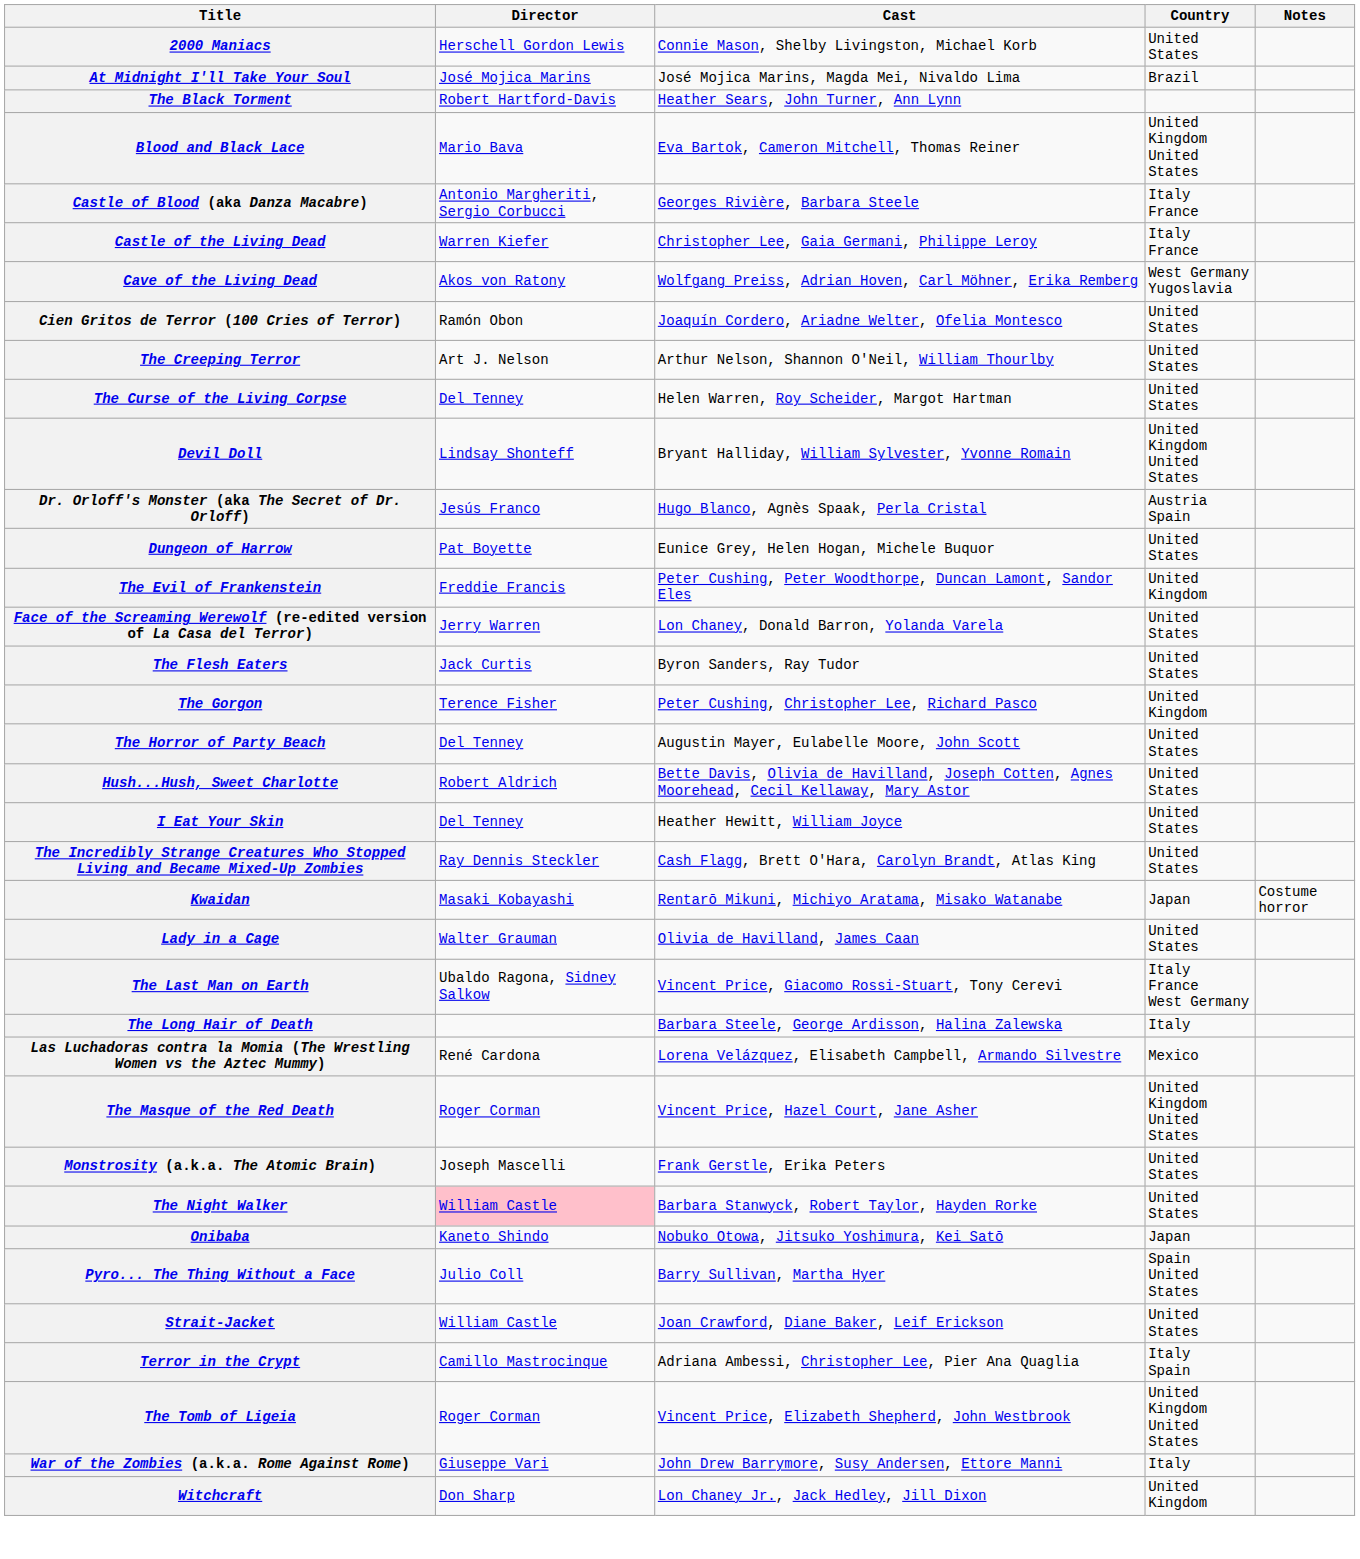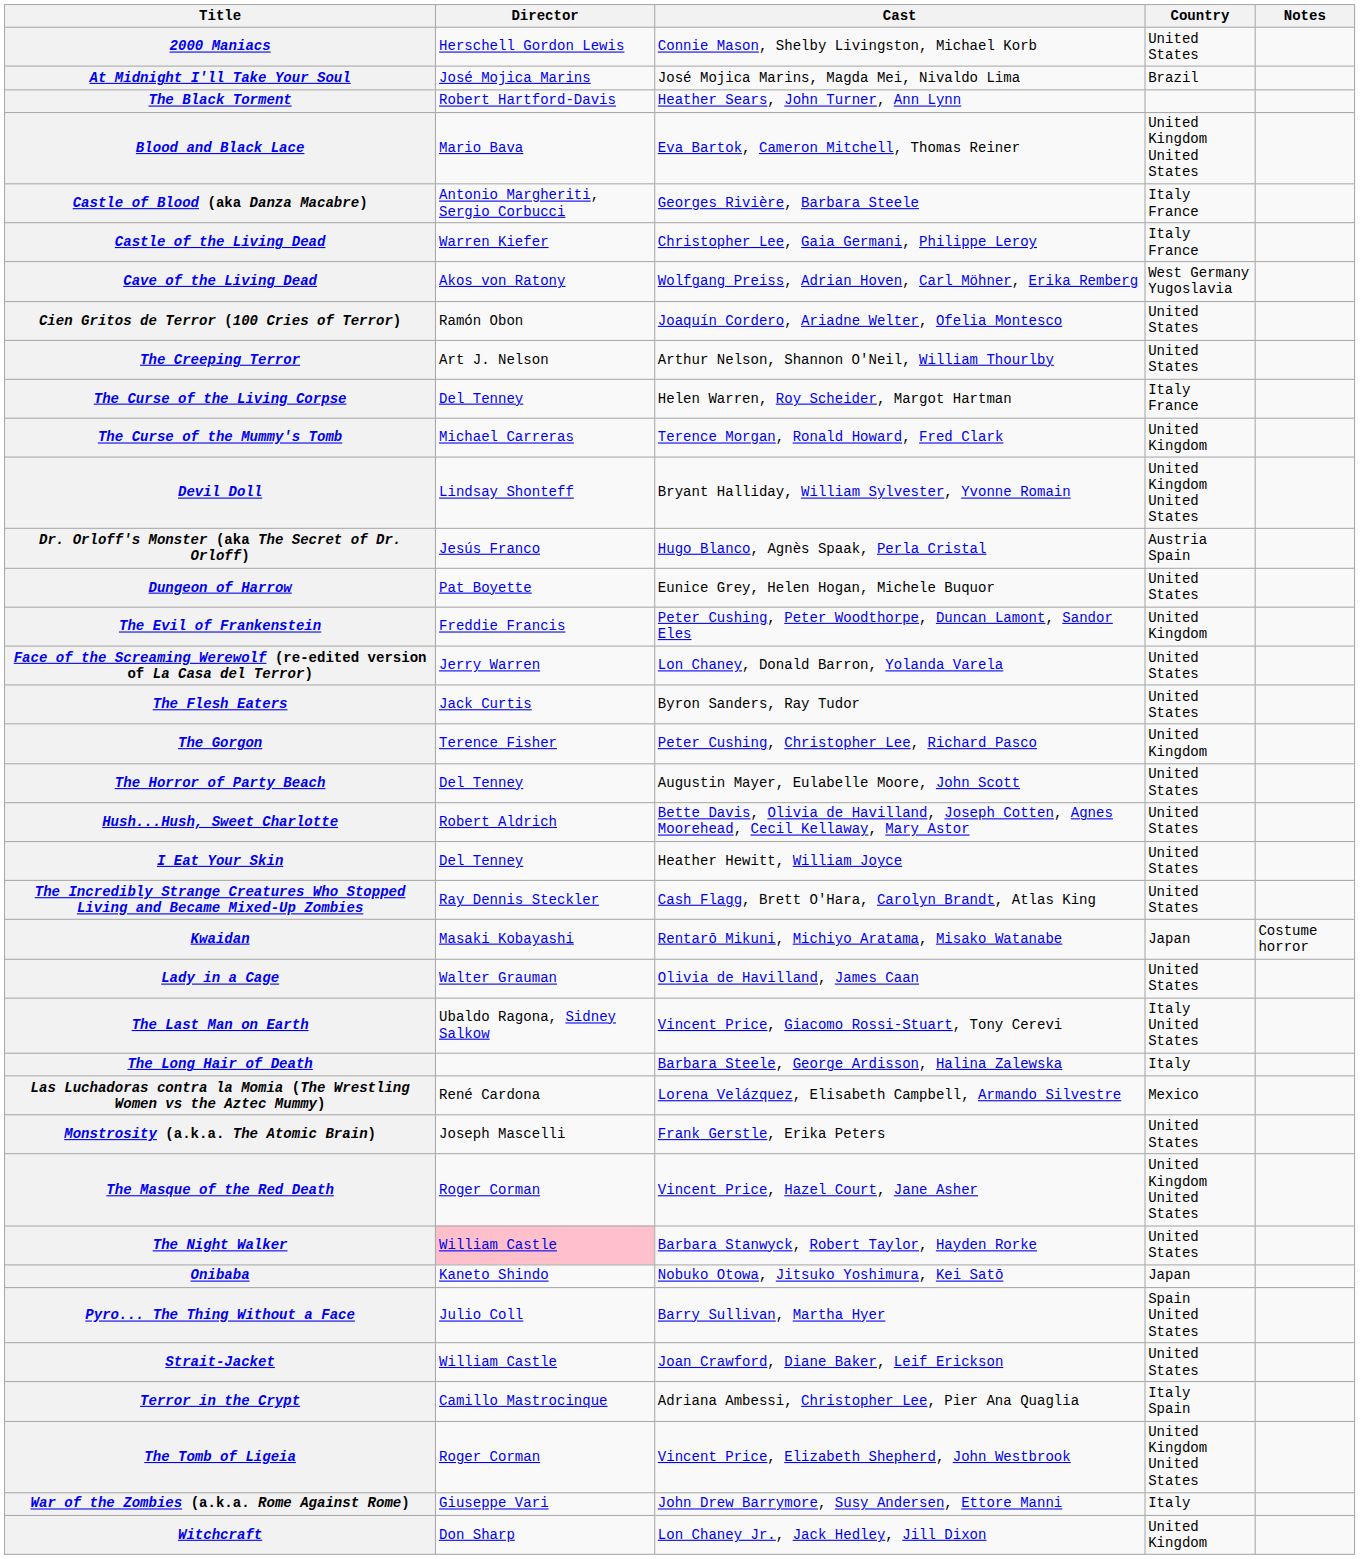(1173, 399) United States -> (1173, 399) Italy France
+ row: (220, 438)
(1199, 986) Italy France West Germany -> (1173, 1025) Italy United States
rows swapped: (220, 1112) <-> (220, 1167)
